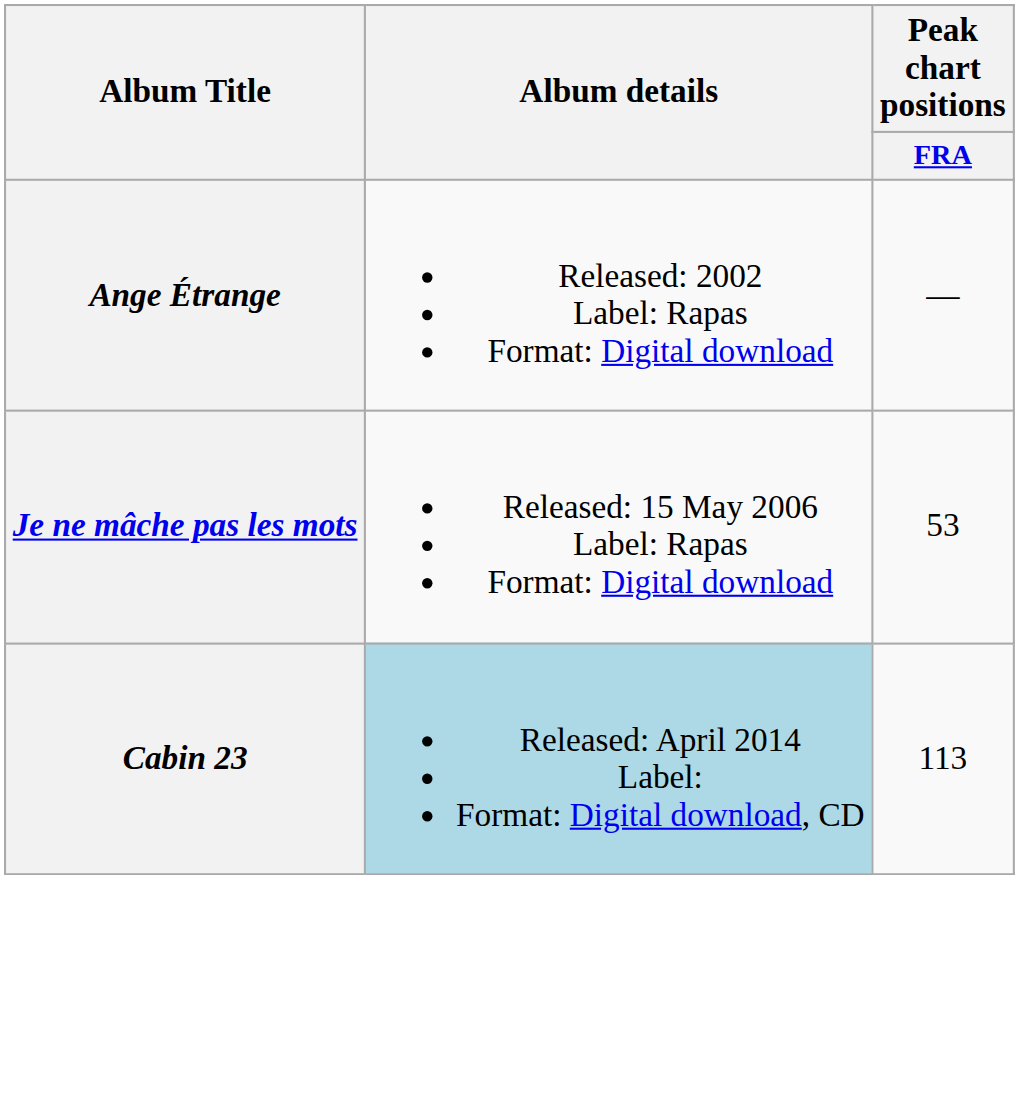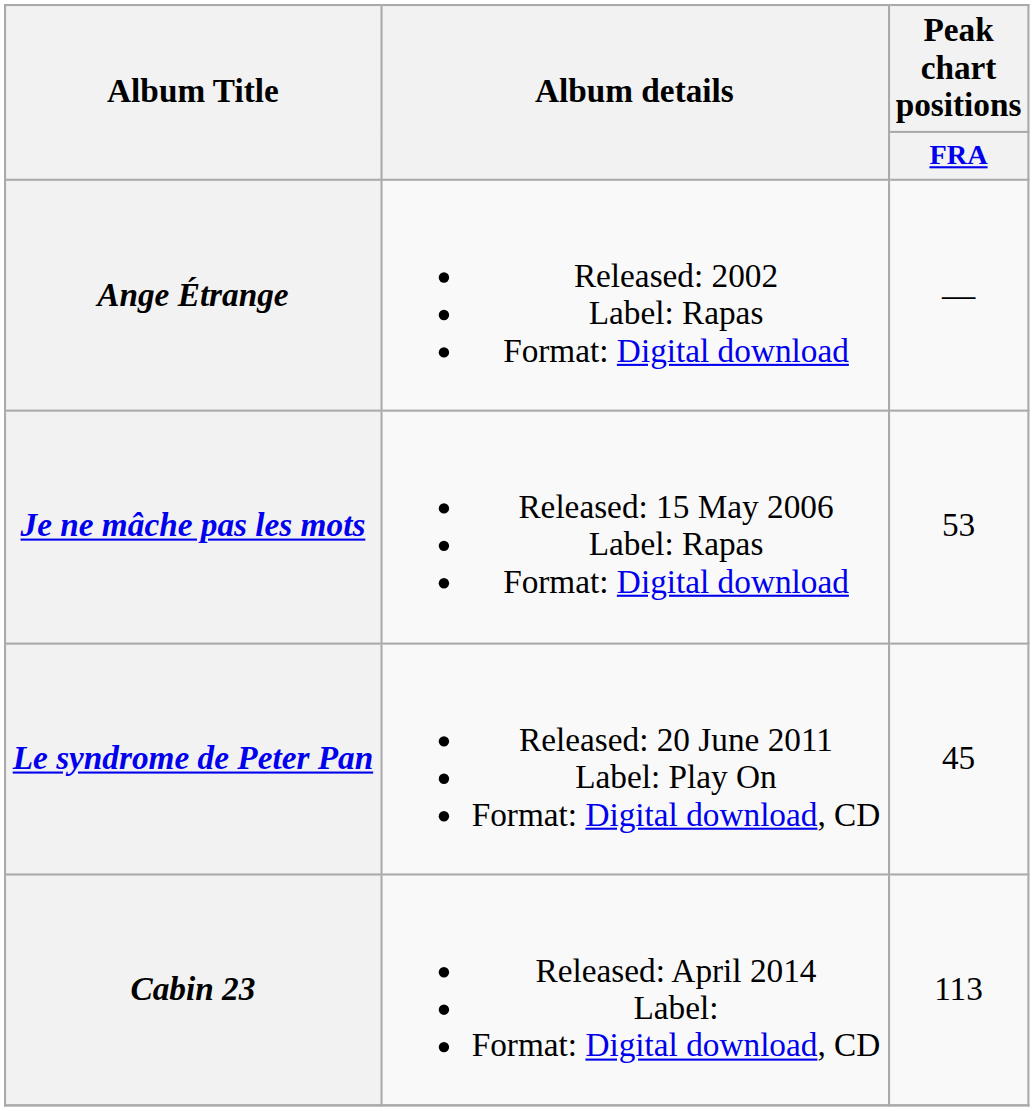+ row: (193, 757)
(619, 777) lightblue background -> (634, 1009) no background
